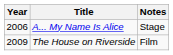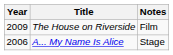rows swapped: (78, 27) <-> (84, 42)
